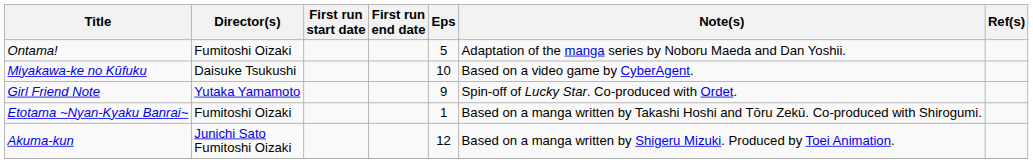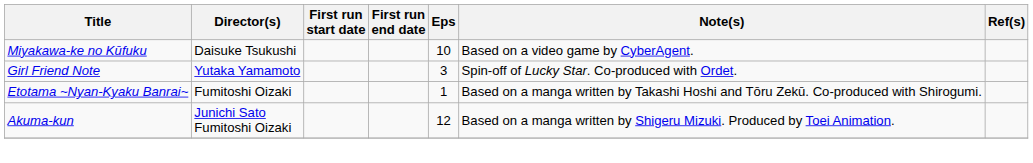- row: (33, 50)
(444, 92) 9 -> (444, 71) 3
